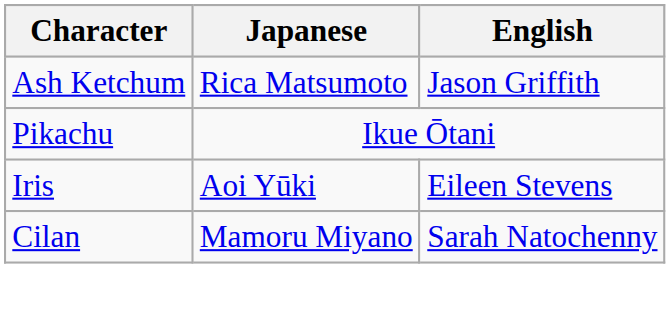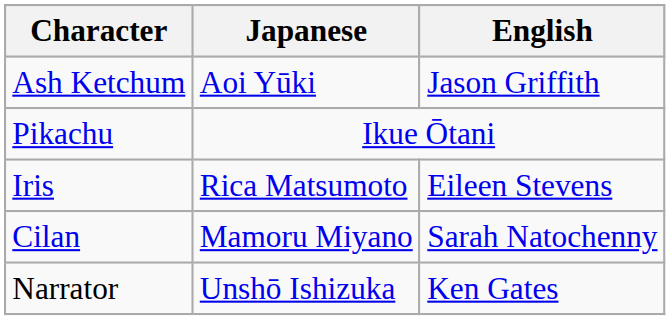(304, 81) Rica Matsumoto -> (258, 81) Aoi Yūki
(258, 185) Aoi Yūki -> (304, 185) Rica Matsumoto
+ row: (65, 288)
